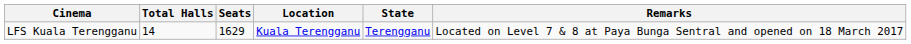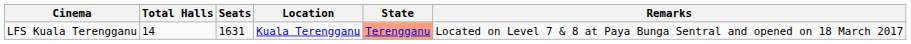(232, 31) 1629 -> (232, 31) 1631
(398, 31) no background -> (398, 31) lightsalmon background
